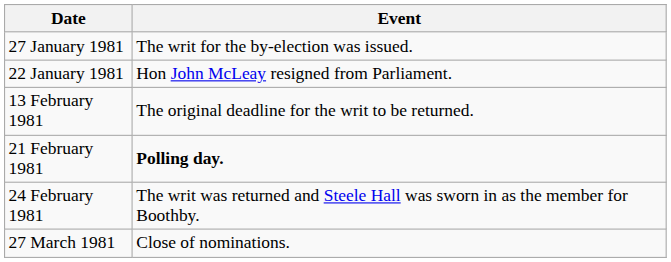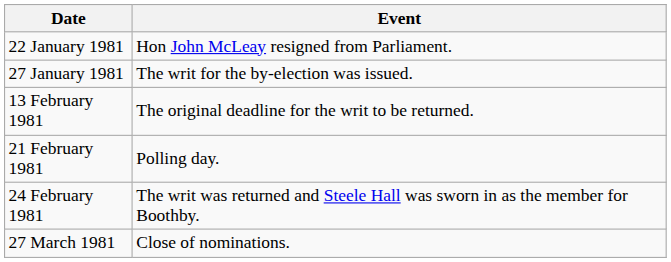rows swapped: (66, 73) <-> (66, 45)
(180, 158) bold -> (178, 158) normal
